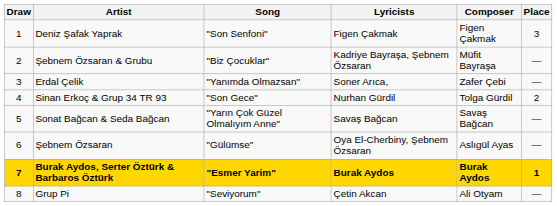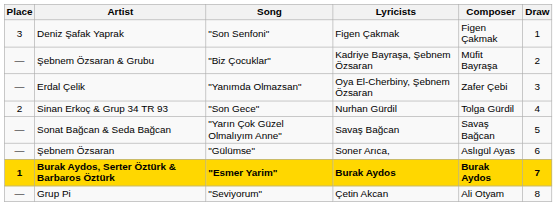columns swapped: (19, 12) <-> (537, 12)
(361, 81) Soner Arıca, -> (392, 87) Oya El-Cherbiny, Şebnem Özsaran
(391, 145) Oya El-Cherbiny, Şebnem Özsaran -> (363, 151) Soner Arıca,
